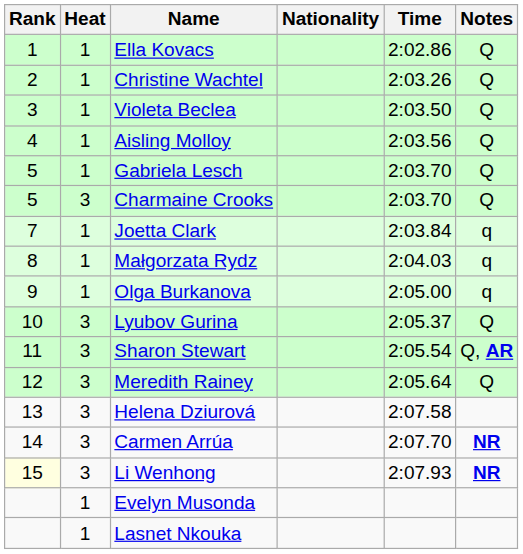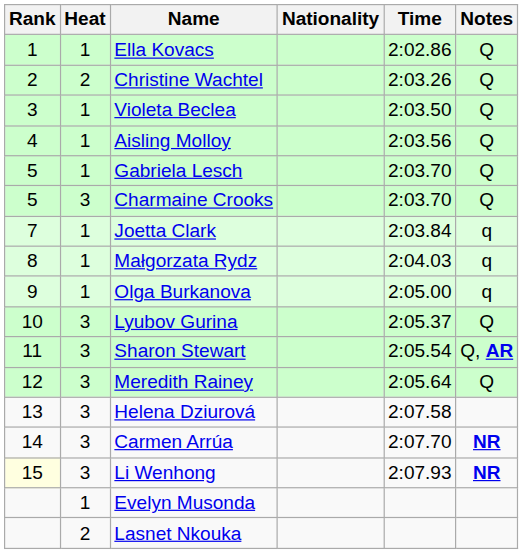(85, 79) 1 -> (85, 79) 2
(85, 532) 1 -> (85, 532) 2
